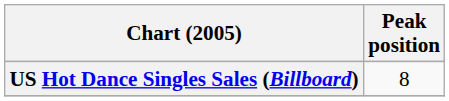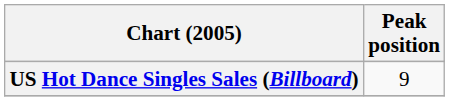(404, 78) 8 -> (404, 78) 9
